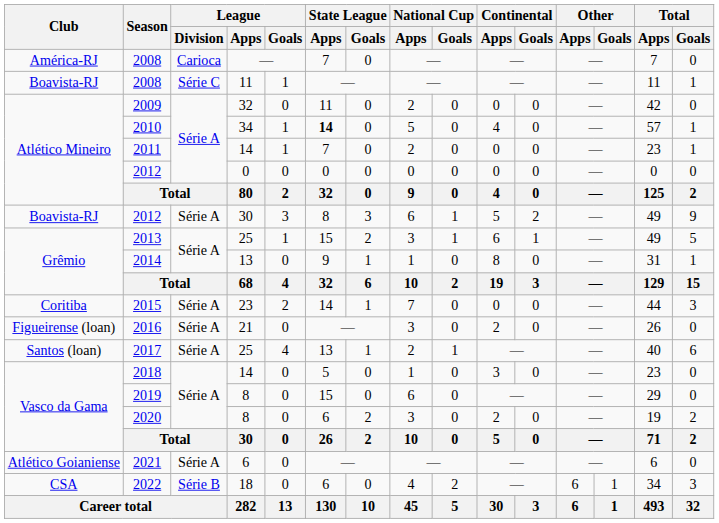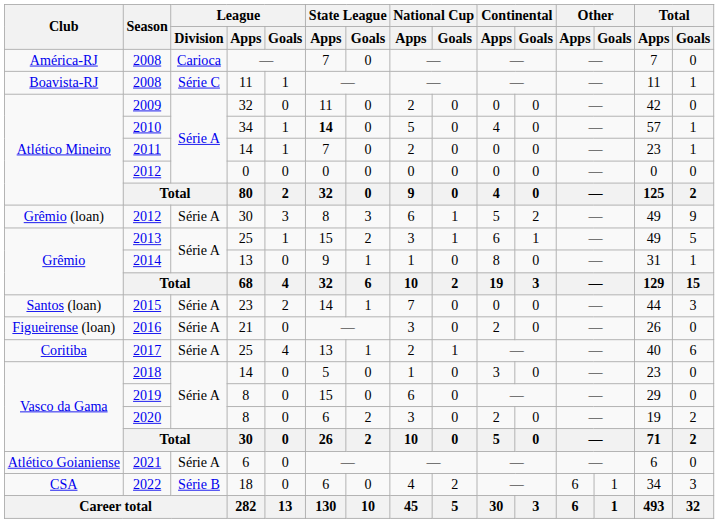(64, 216) Boavista-RJ -> (64, 216) Grêmio (loan)
(64, 305) Coritiba -> (64, 305) Santos (loan)
(64, 350) Santos (loan) -> (64, 350) Coritiba
